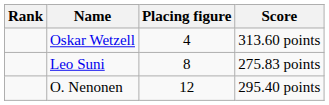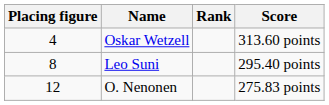columns swapped: (25, 16) <-> (187, 16)
(279, 64) 275.83 points -> (279, 64) 295.40 points
(279, 87) 295.40 points -> (279, 87) 275.83 points
